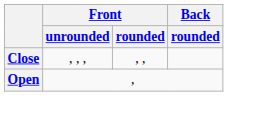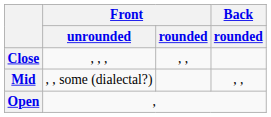+ row: (23, 79)
